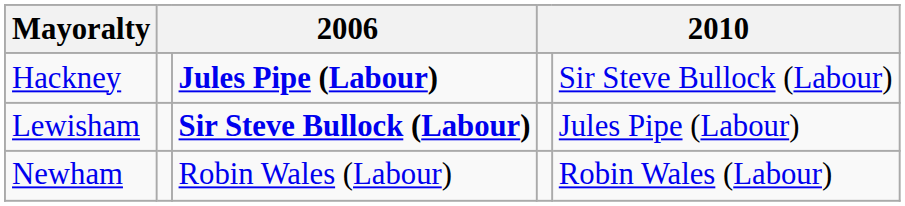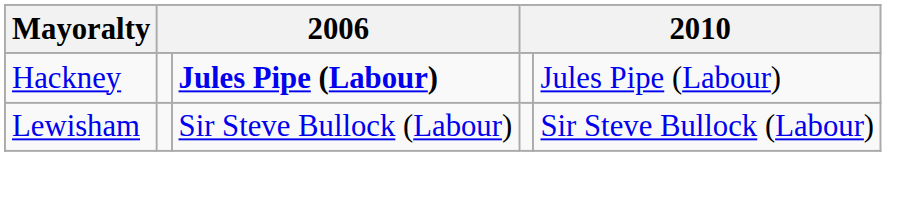(726, 77) Sir Steve Bullock (Labour) -> (661, 77) Jules Pipe (Labour)
(355, 126) bold -> (345, 126) normal
(679, 126) Jules Pipe (Labour) -> (707, 126) Sir Steve Bullock (Labour)
- row: (67, 175)
